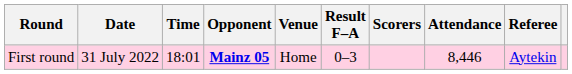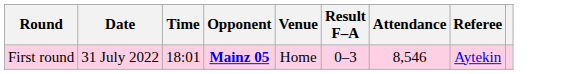- column: (397, 24)
(465, 57) 8,446 -> (410, 57) 8,546
